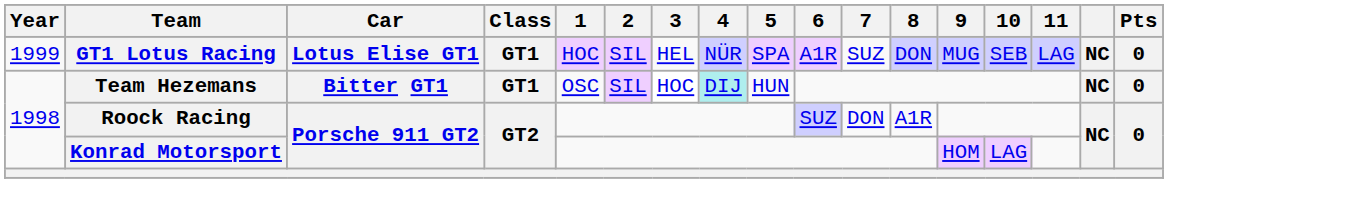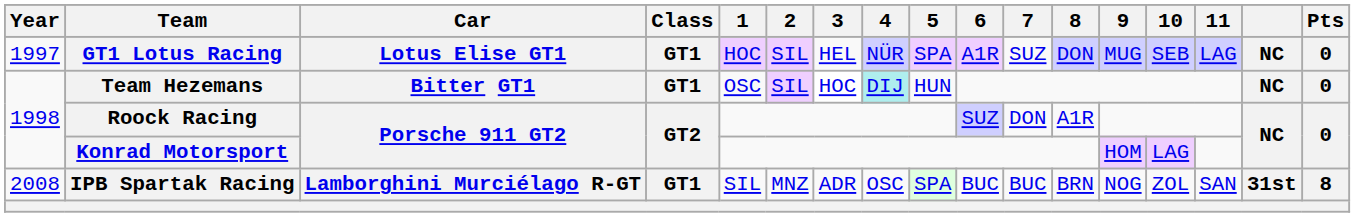(35, 54) 1999 -> (35, 54) 1997
+ row: (182, 185)
